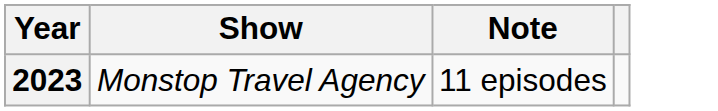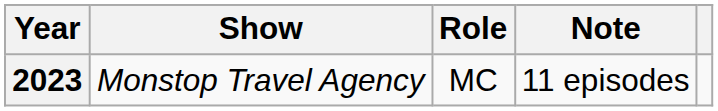+ column: (473, 29)
